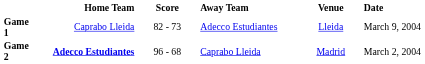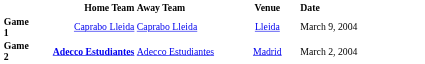- column: (167, 8)
(239, 27) Adecco Estudiantes -> (167, 27) Caprabo Lleida
(230, 51) Caprabo Lleida -> (175, 51) Adecco Estudiantes
